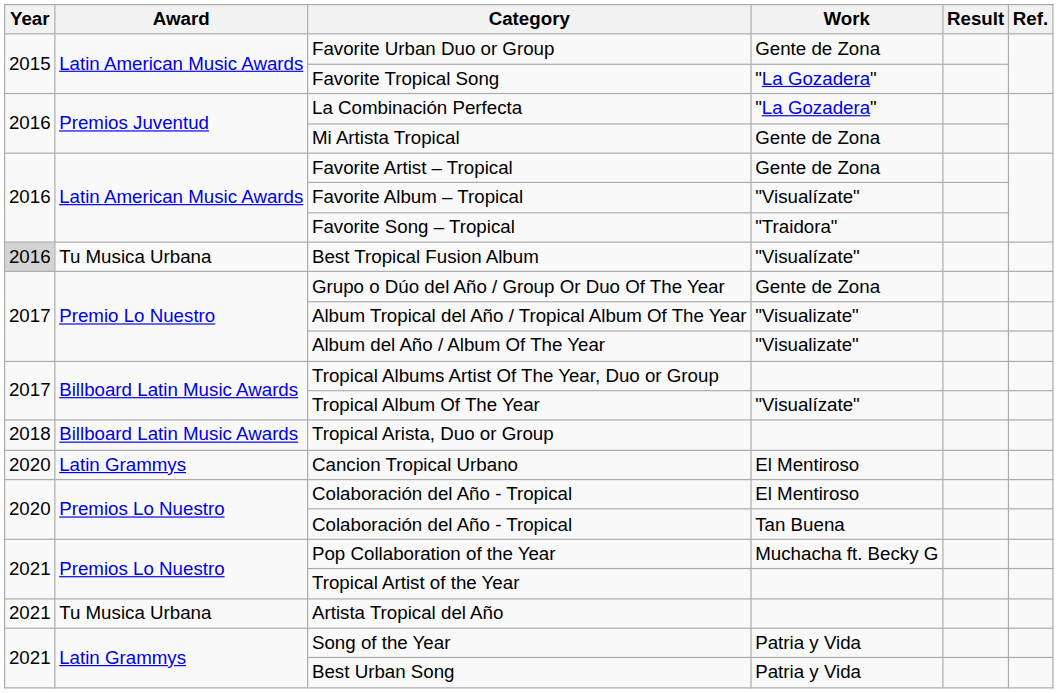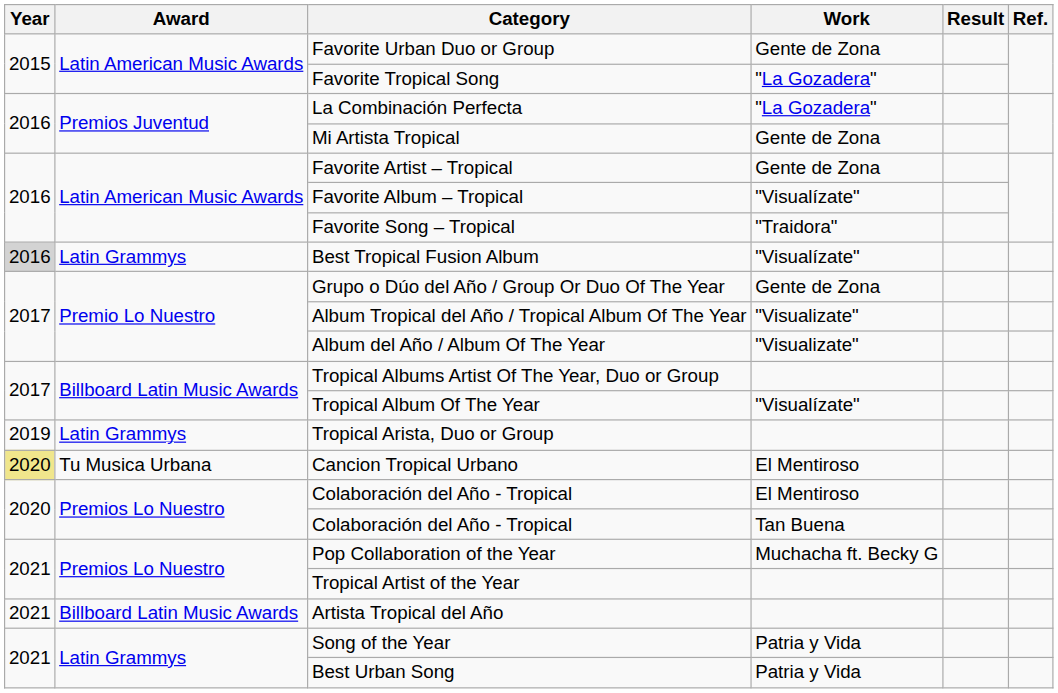(135, 256) Tu Musica Urbana -> (123, 256) Latin Grammys
(30, 434) 2018 -> (30, 434) 2019
(179, 434) Billboard Latin Music Awards -> (123, 434) Latin Grammys
(30, 464) no background -> (30, 464) khaki background
(123, 464) Latin Grammys -> (135, 464) Tu Musica Urbana
(135, 613) Tu Musica Urbana -> (179, 613) Billboard Latin Music Awards
